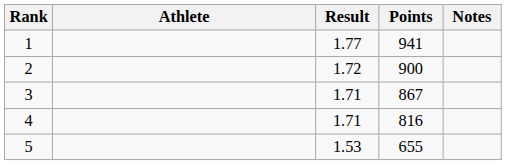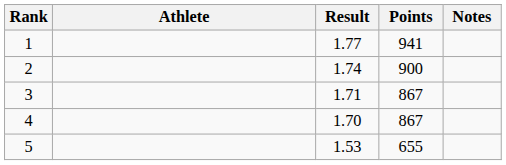(347, 69) 1.72 -> (347, 69) 1.74
(347, 120) 1.71 -> (347, 120) 1.70
(411, 120) 816 -> (411, 120) 867
